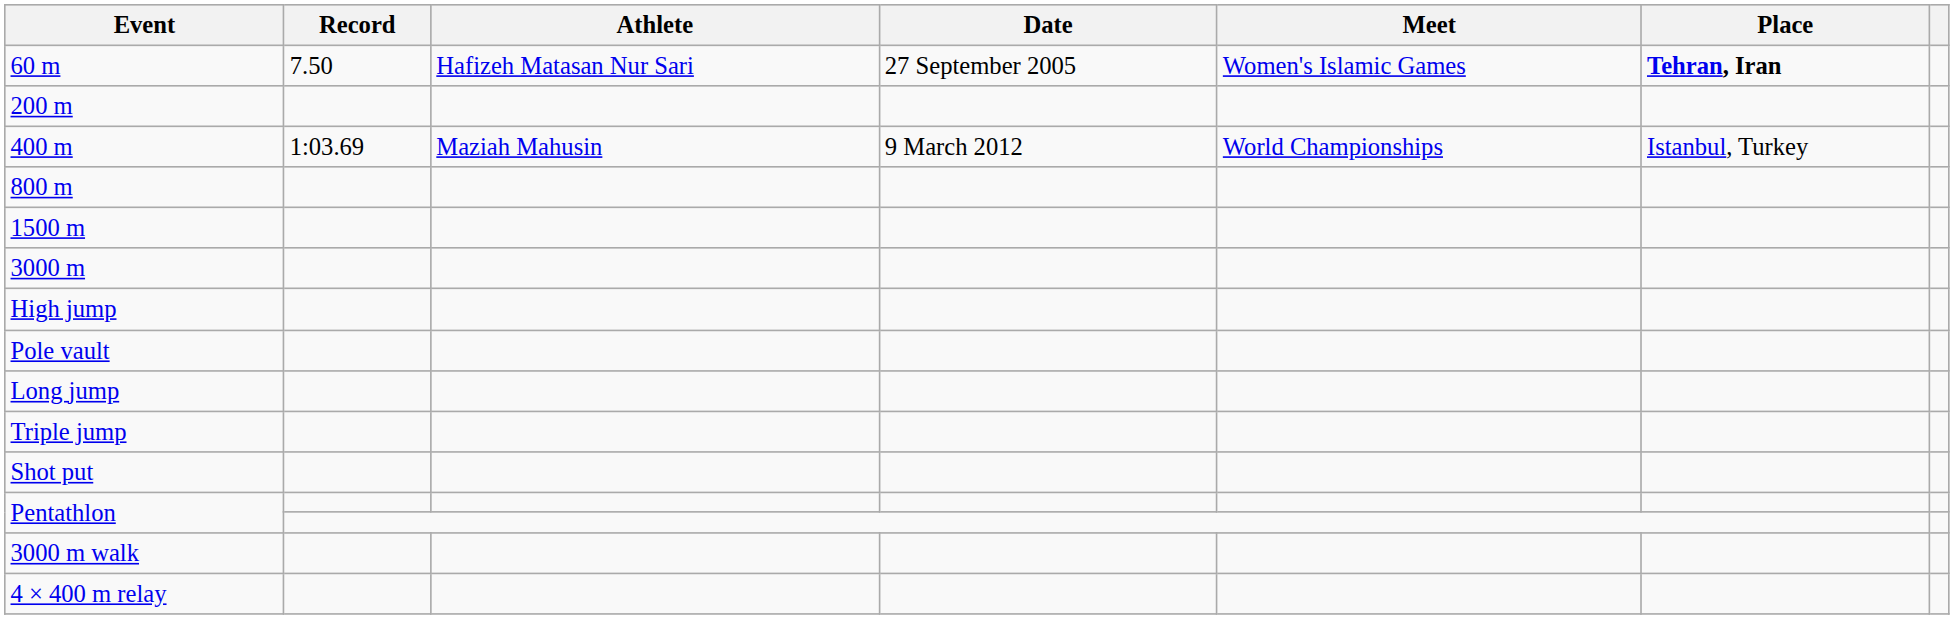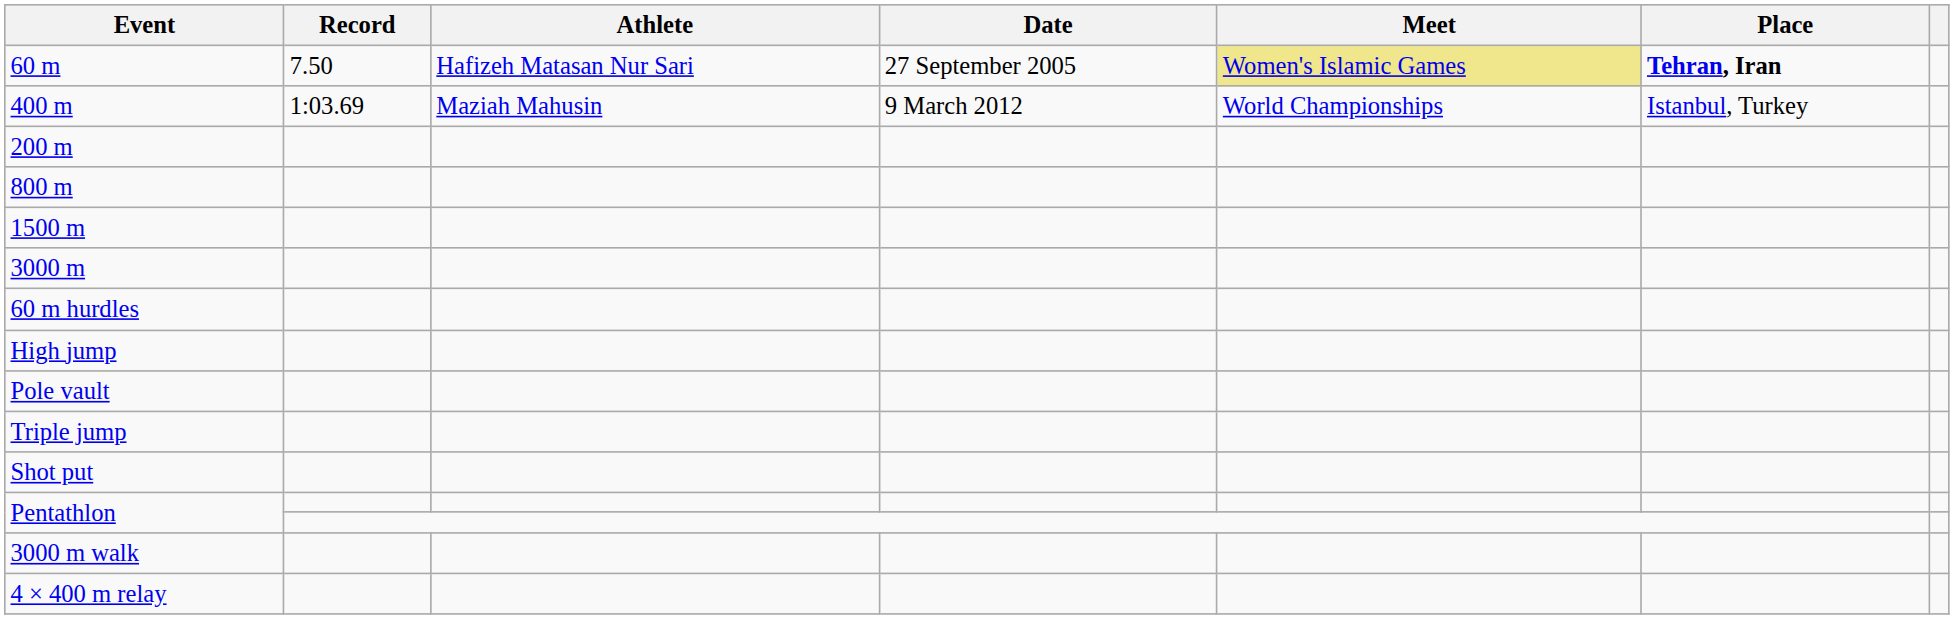(1344, 65) no background -> (1344, 65) khaki background
rows swapped: (42, 106) <-> (42, 146)
+ row: (75, 309)
- row: (65, 390)
